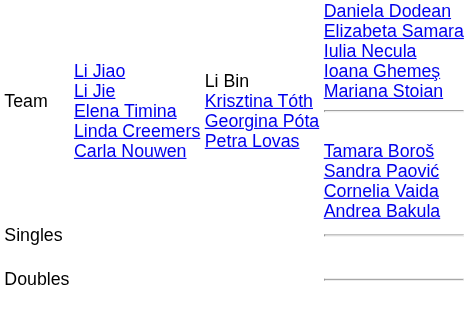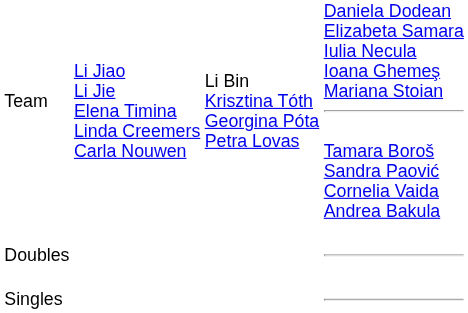rows swapped: (33, 235) <-> (37, 279)
